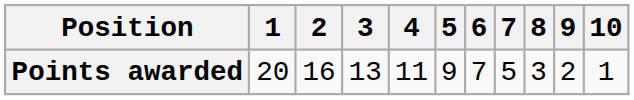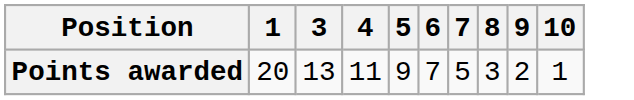- column: (319, 28)
